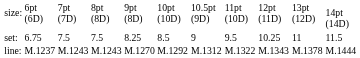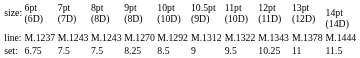rows swapped: (11, 37) <-> (13, 51)
